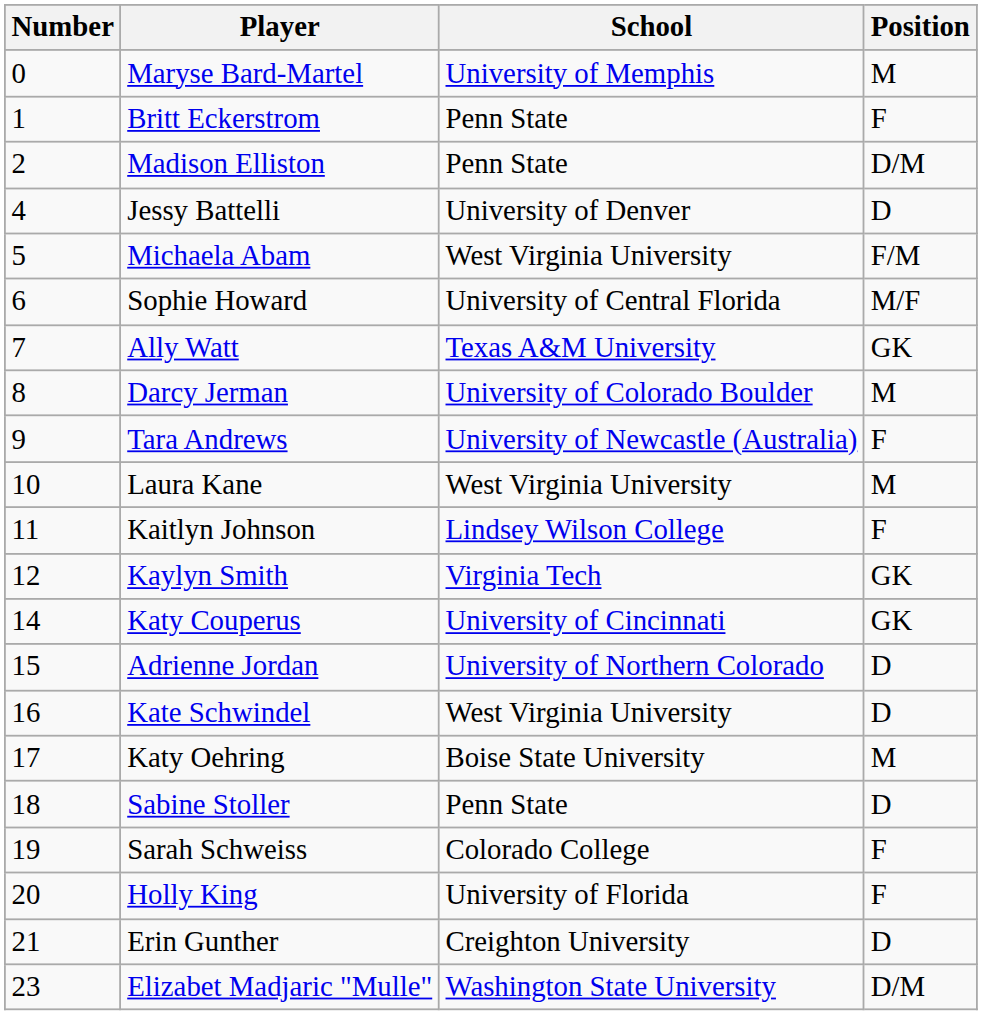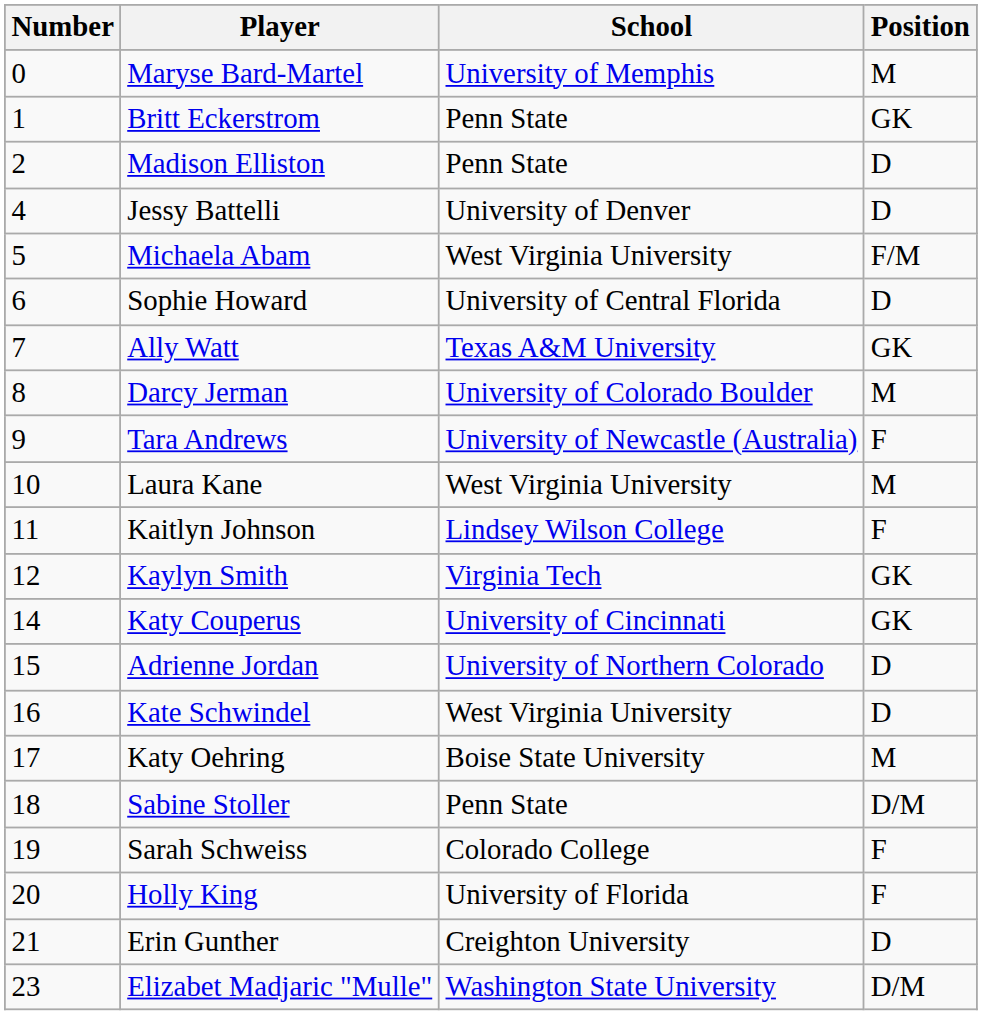(879, 118) F -> (891, 118) GK
(898, 164) D/M -> (881, 164) D
(895, 301) M/F -> (881, 301) D
(881, 803) D -> (898, 803) D/M
